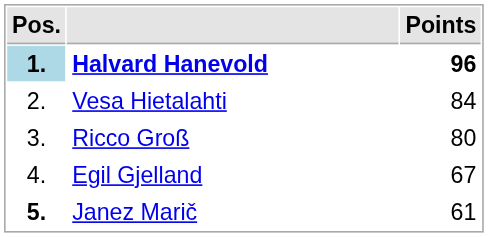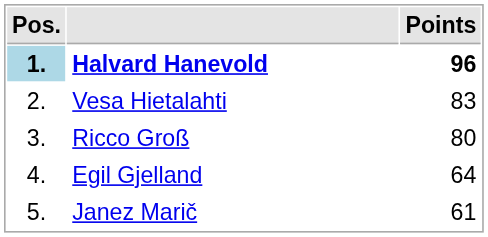(463, 101) 84 -> (463, 101) 83
(463, 175) 67 -> (463, 175) 64
(37, 212) bold -> (37, 212) normal
